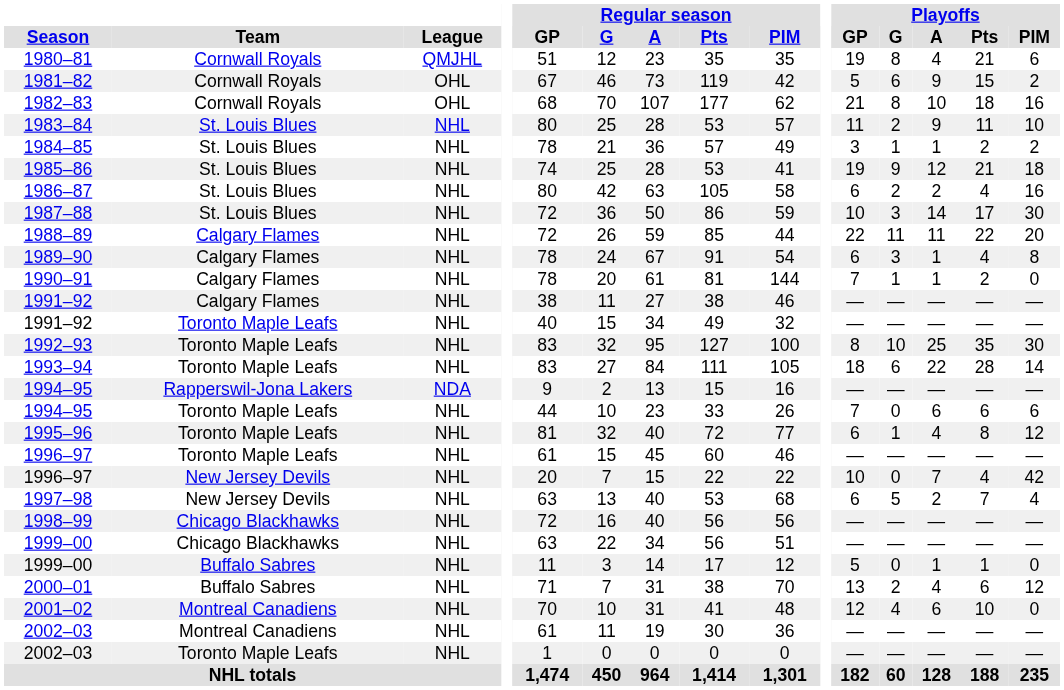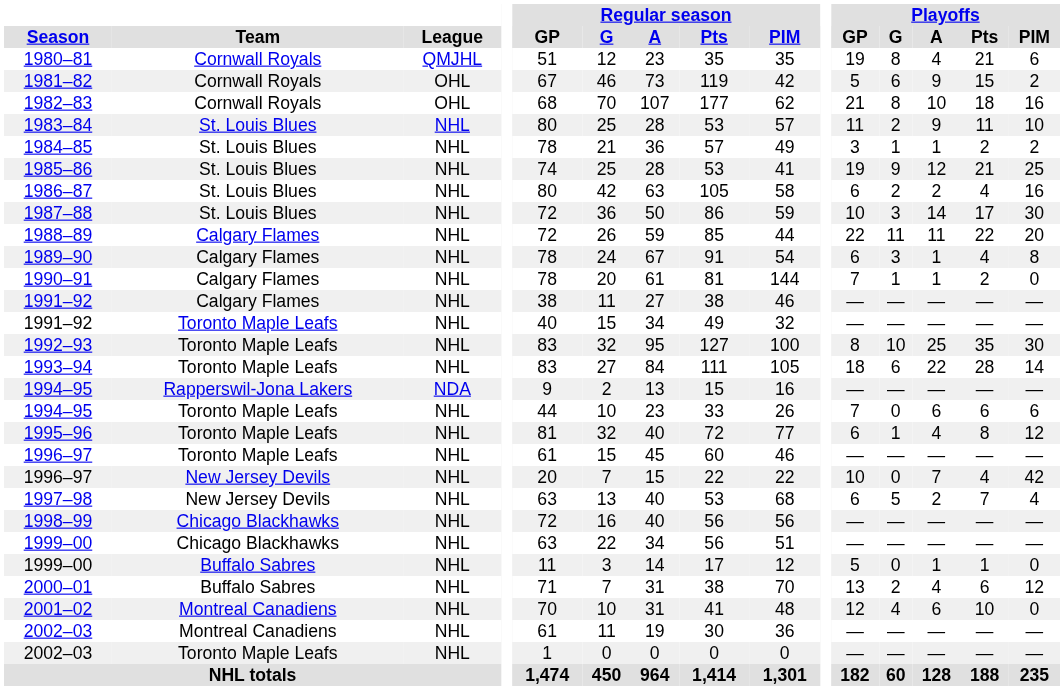(1034, 168) 18 -> (1034, 168) 25
